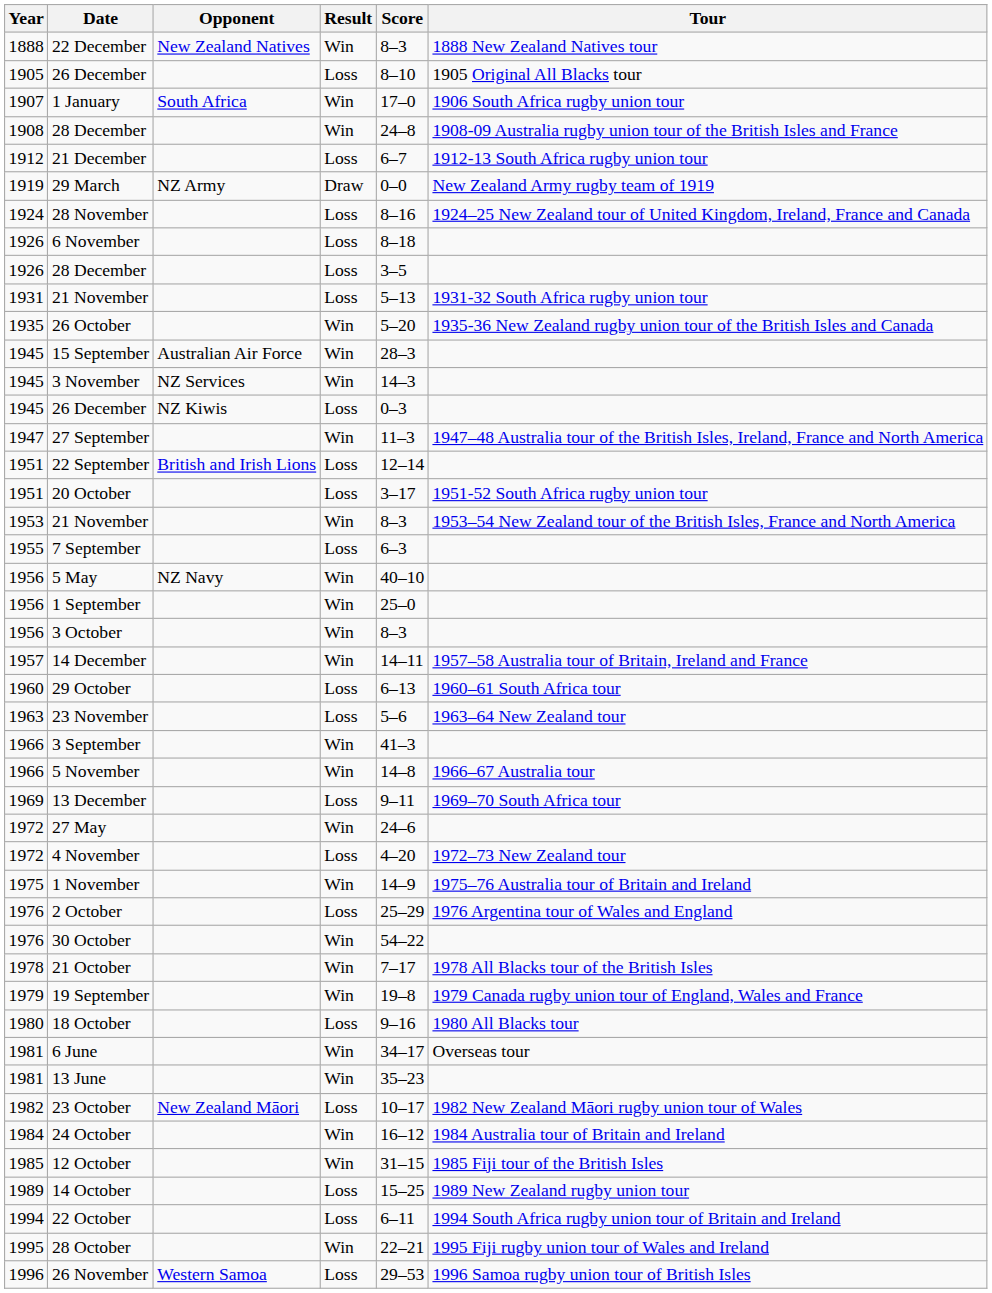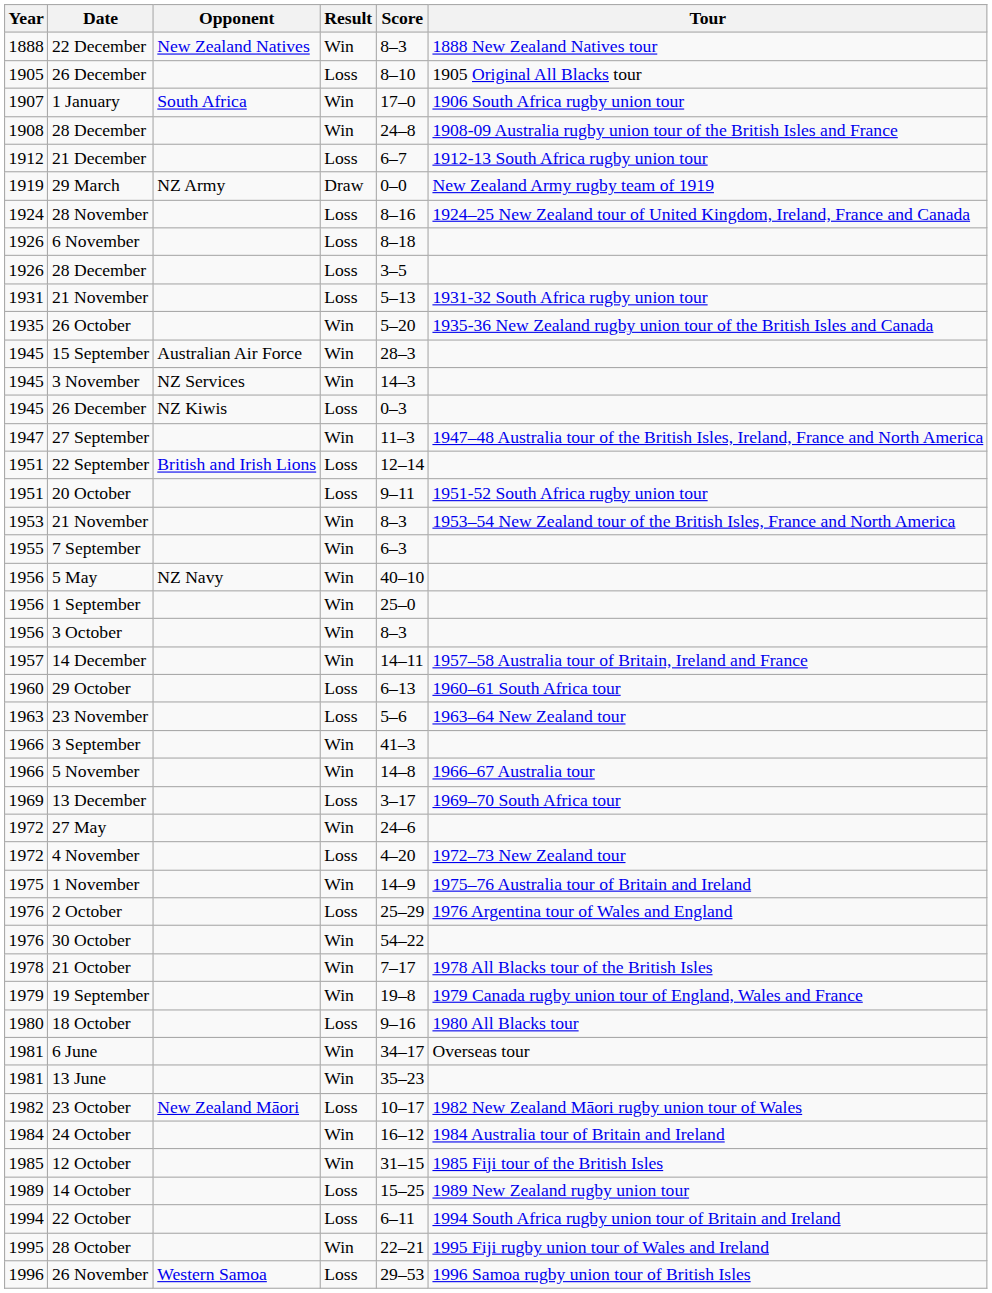(398, 492) 3–17 -> (398, 492) 9–11
(341, 548) Loss -> (339, 548) Win
(398, 800) 9–11 -> (398, 800) 3–17
